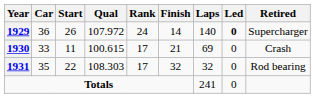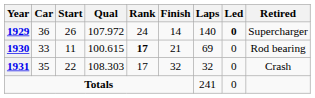(142, 48) normal -> (142, 48) bold
(278, 48) Crash -> (278, 48) Rod bearing
(278, 66) Rod bearing -> (278, 66) Crash
